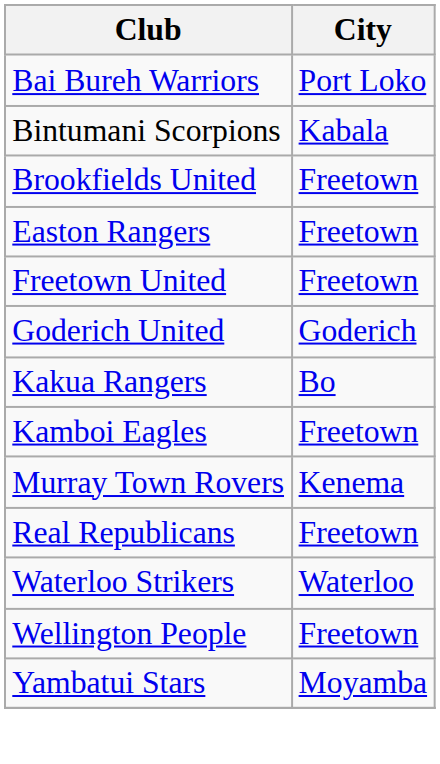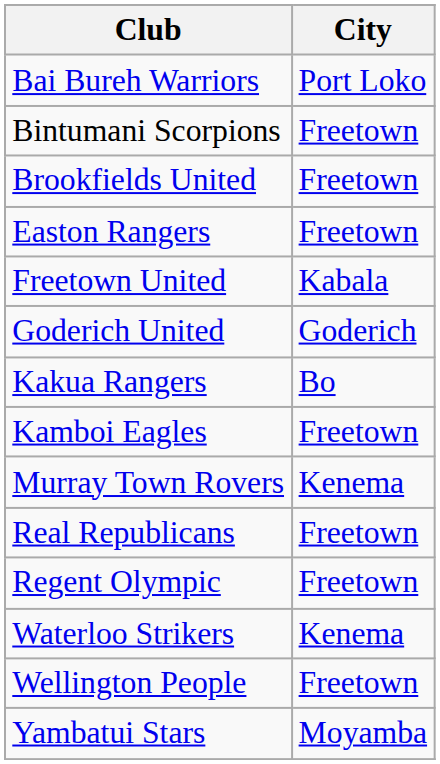(343, 130) Kabala -> (358, 130) Freetown
(358, 280) Freetown -> (343, 280) Kabala
+ row: (117, 582)
(356, 582) Waterloo -> (351, 632) Kenema
